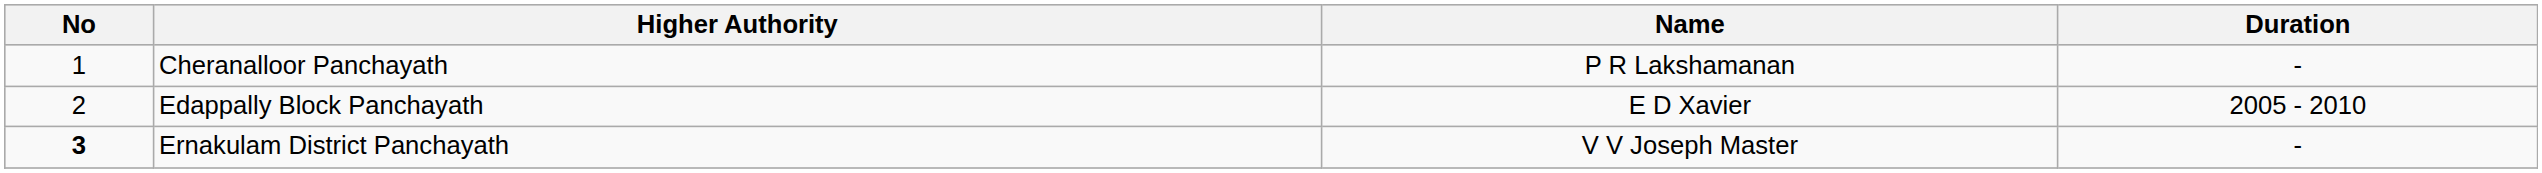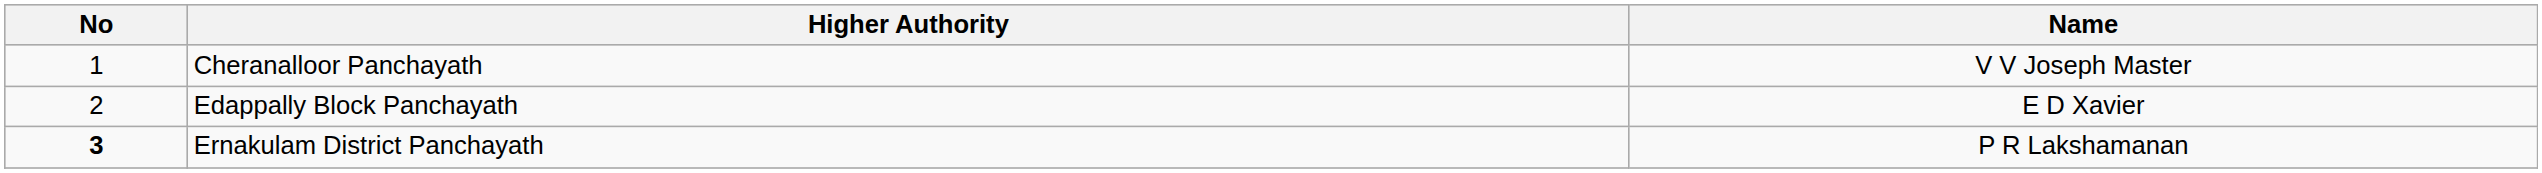- column: (2298, 24)
(1690, 65) P R Lakshamanan -> (2083, 65) V V Joseph Master
(1690, 146) V V Joseph Master -> (2083, 146) P R Lakshamanan
